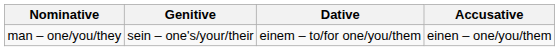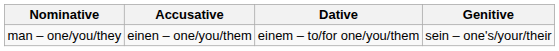columns swapped: (489, 14) <-> (190, 14)
